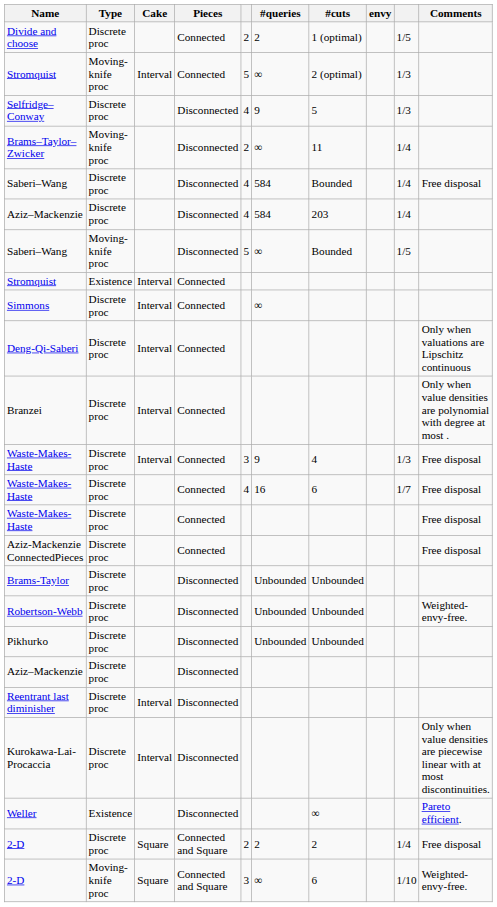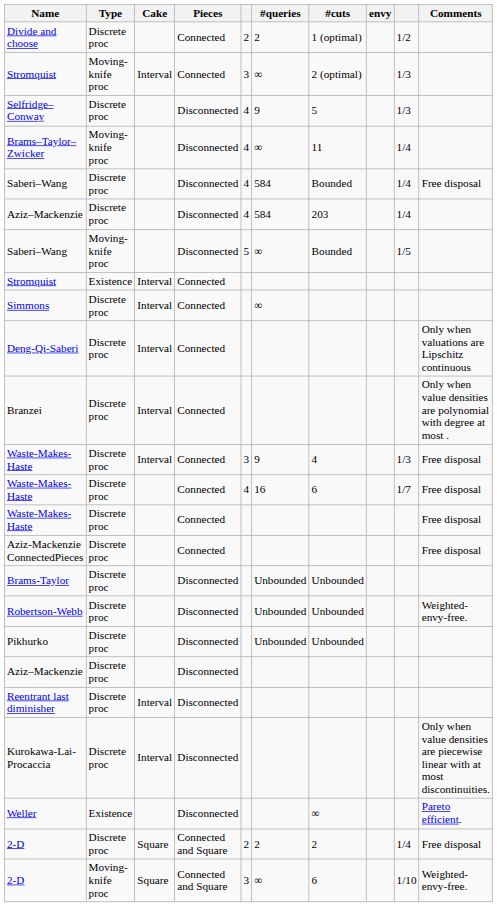(404, 37) 1/5 -> (404, 37) 1/2
(246, 74) 5 -> (246, 74) 3
(246, 147) 2 -> (246, 147) 4
